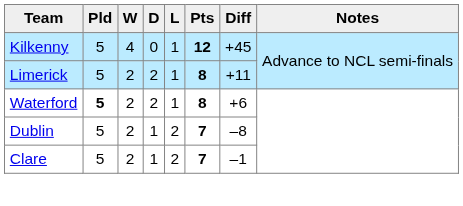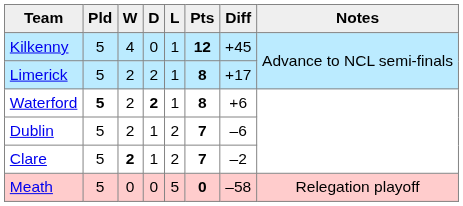(238, 74) +11 -> (238, 74) +17
(154, 102) normal -> (154, 102) bold
(238, 131) –8 -> (238, 131) –6
(130, 159) normal -> (130, 159) bold
(238, 159) –1 -> (238, 159) –2
+ row: (31, 187)
